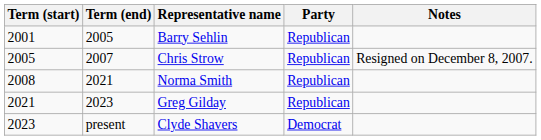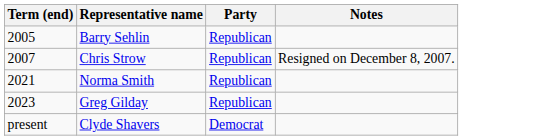- column: (43, 15)
